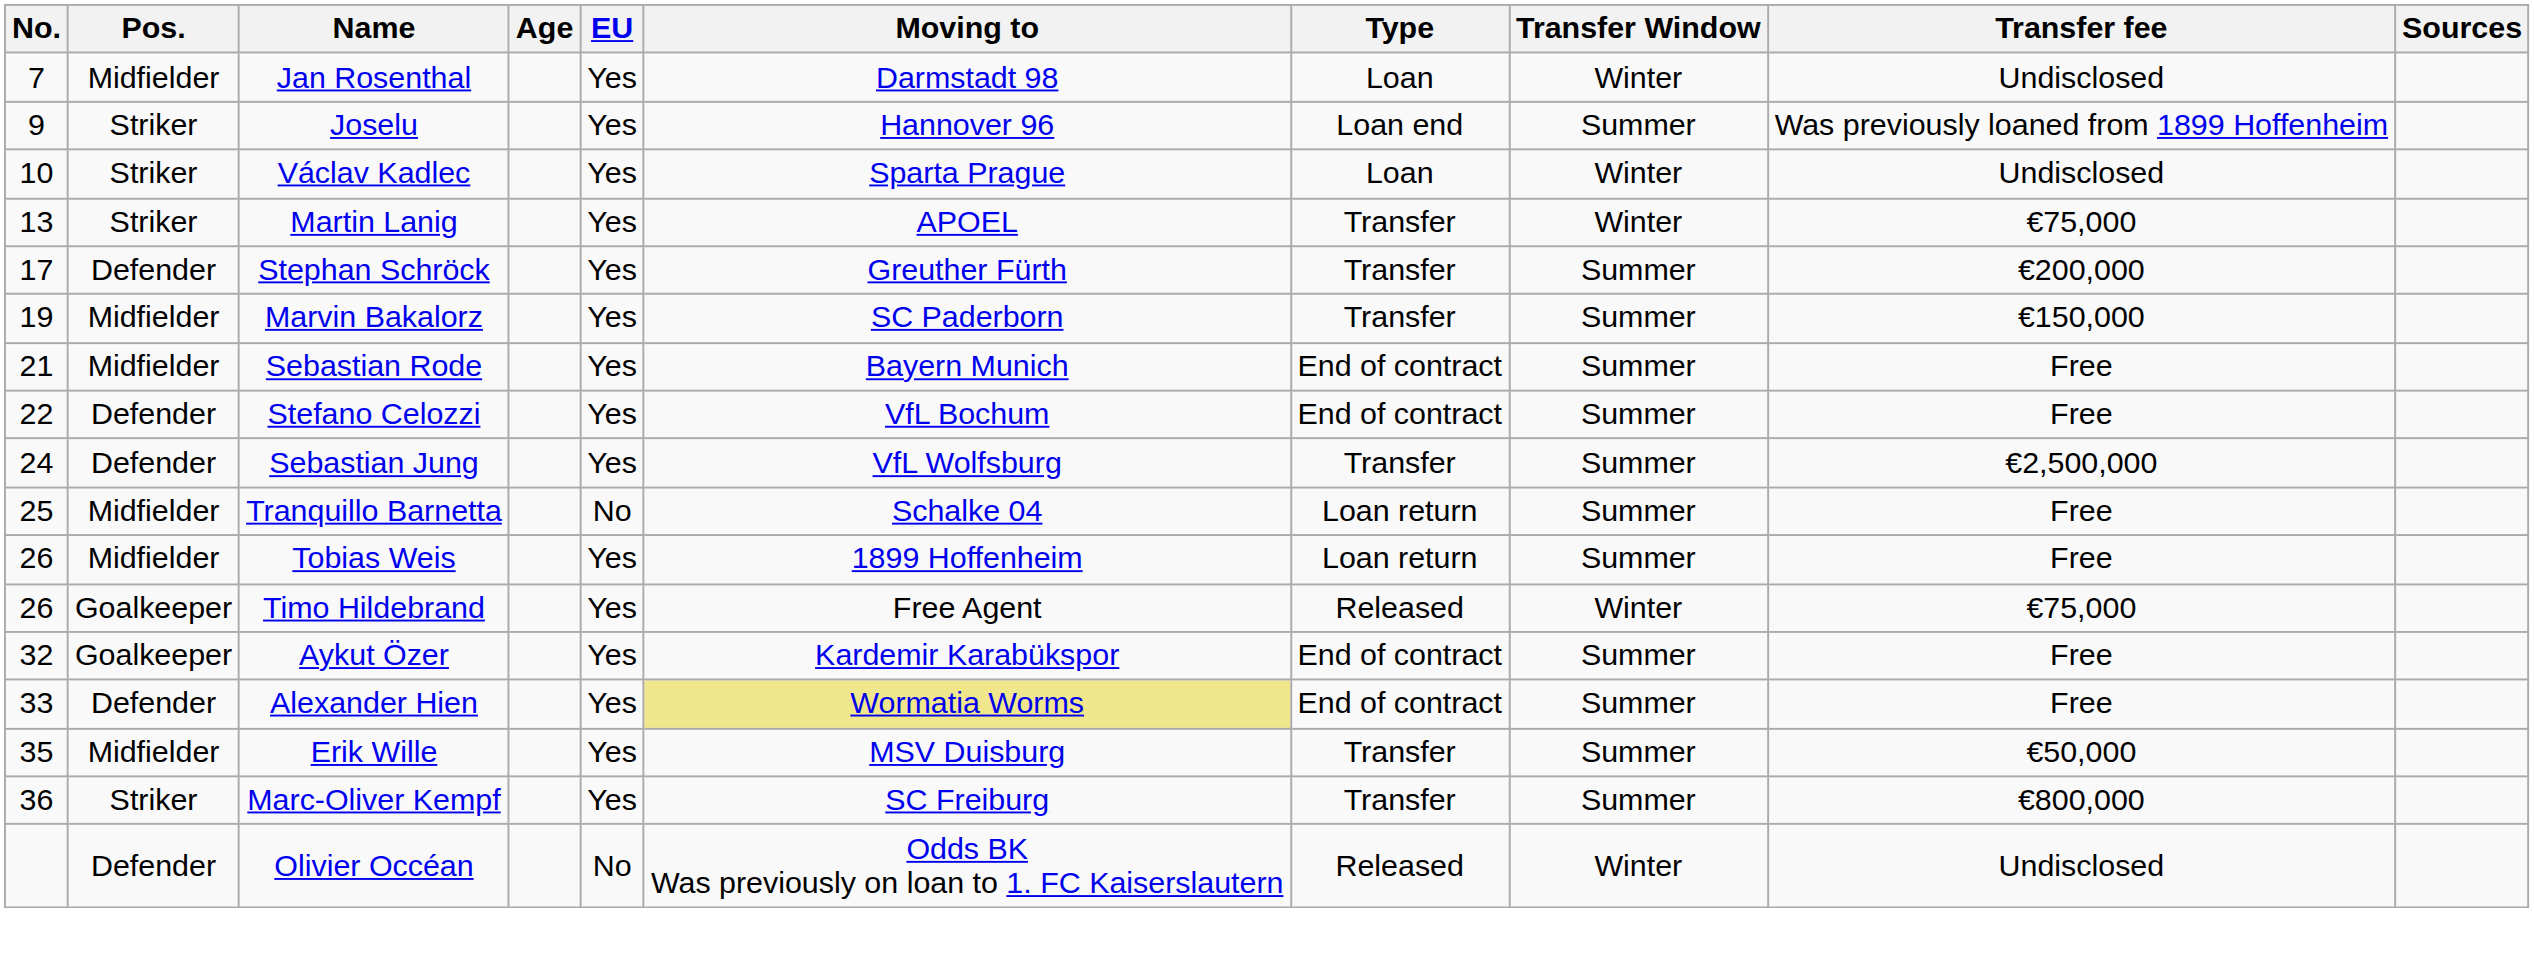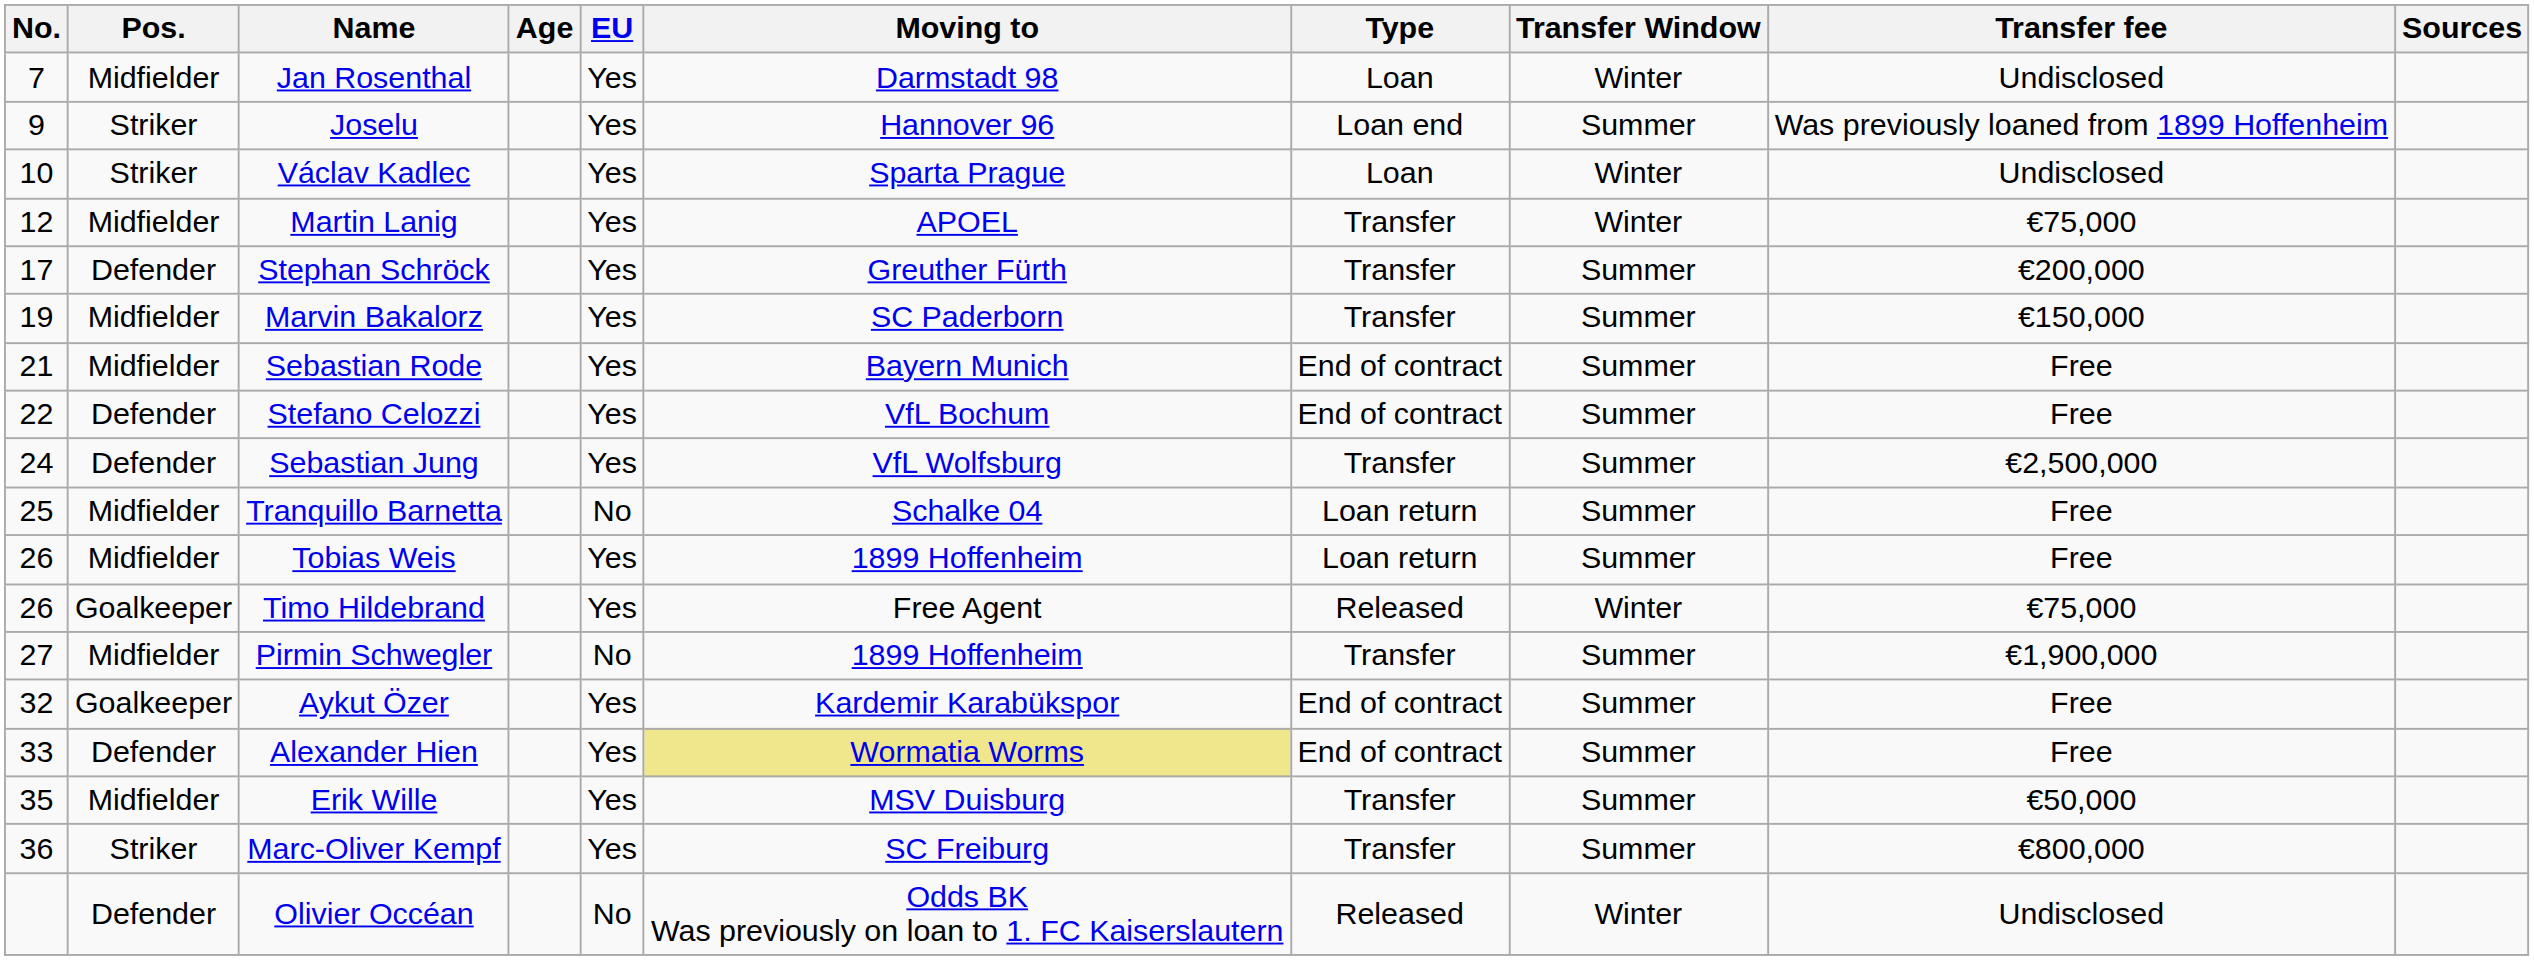(36, 221) 13 -> (36, 221) 12
(154, 221) Striker -> (154, 221) Midfielder
+ row: (374, 655)
